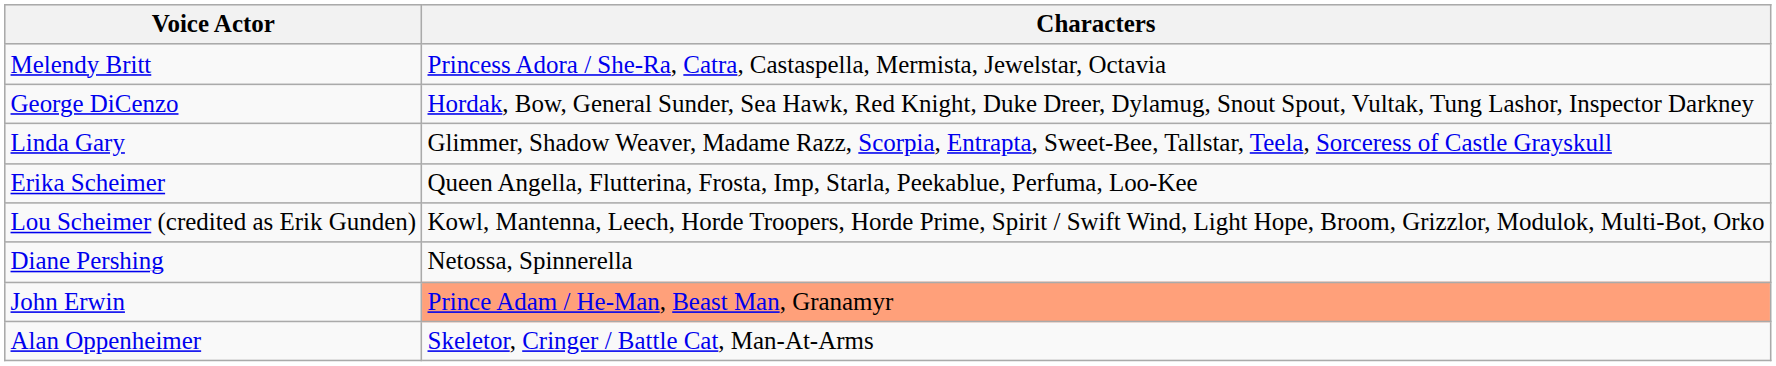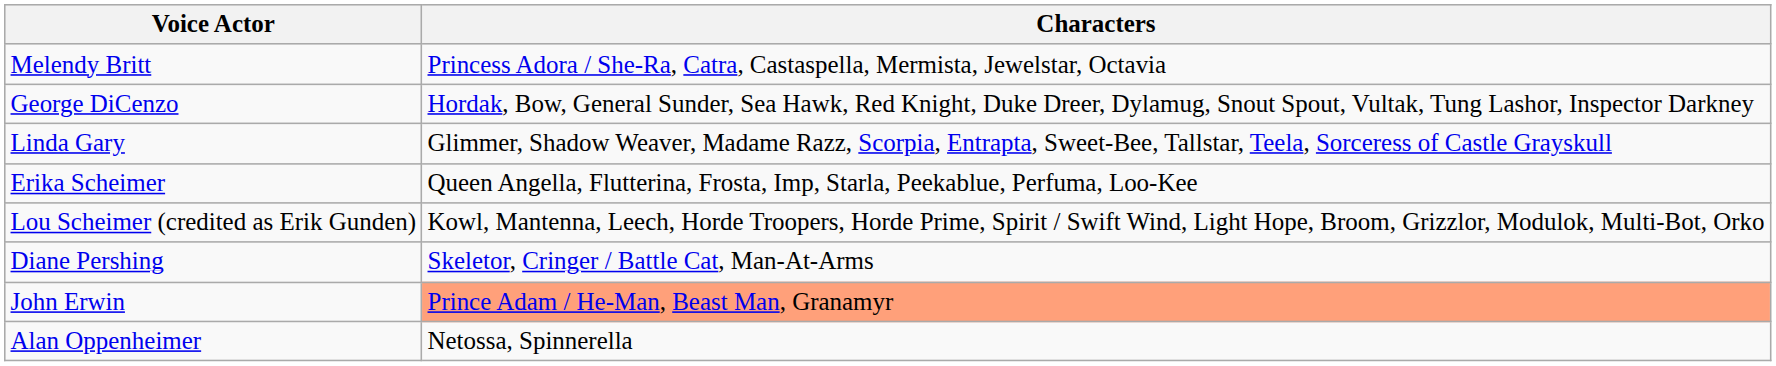(530, 261) Netossa, Spinnerella -> (651, 261) Skeletor, Cringer / Battle Cat, Man-At-Arms
(651, 340) Skeletor, Cringer / Battle Cat, Man-At-Arms -> (530, 340) Netossa, Spinnerella
